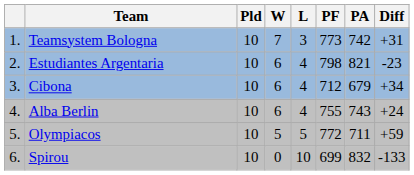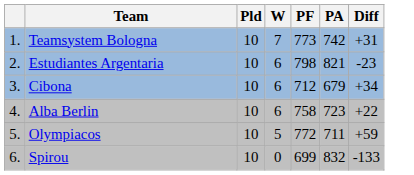- column: (303, 16)
(331, 110) 755 -> (305, 110) 758
(360, 110) 743 -> (334, 110) 723
(392, 110) +24 -> (366, 110) +22
